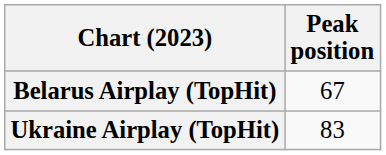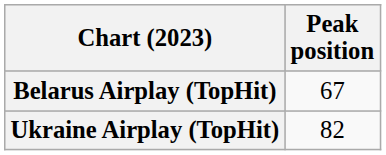(332, 129) 83 -> (332, 129) 82
